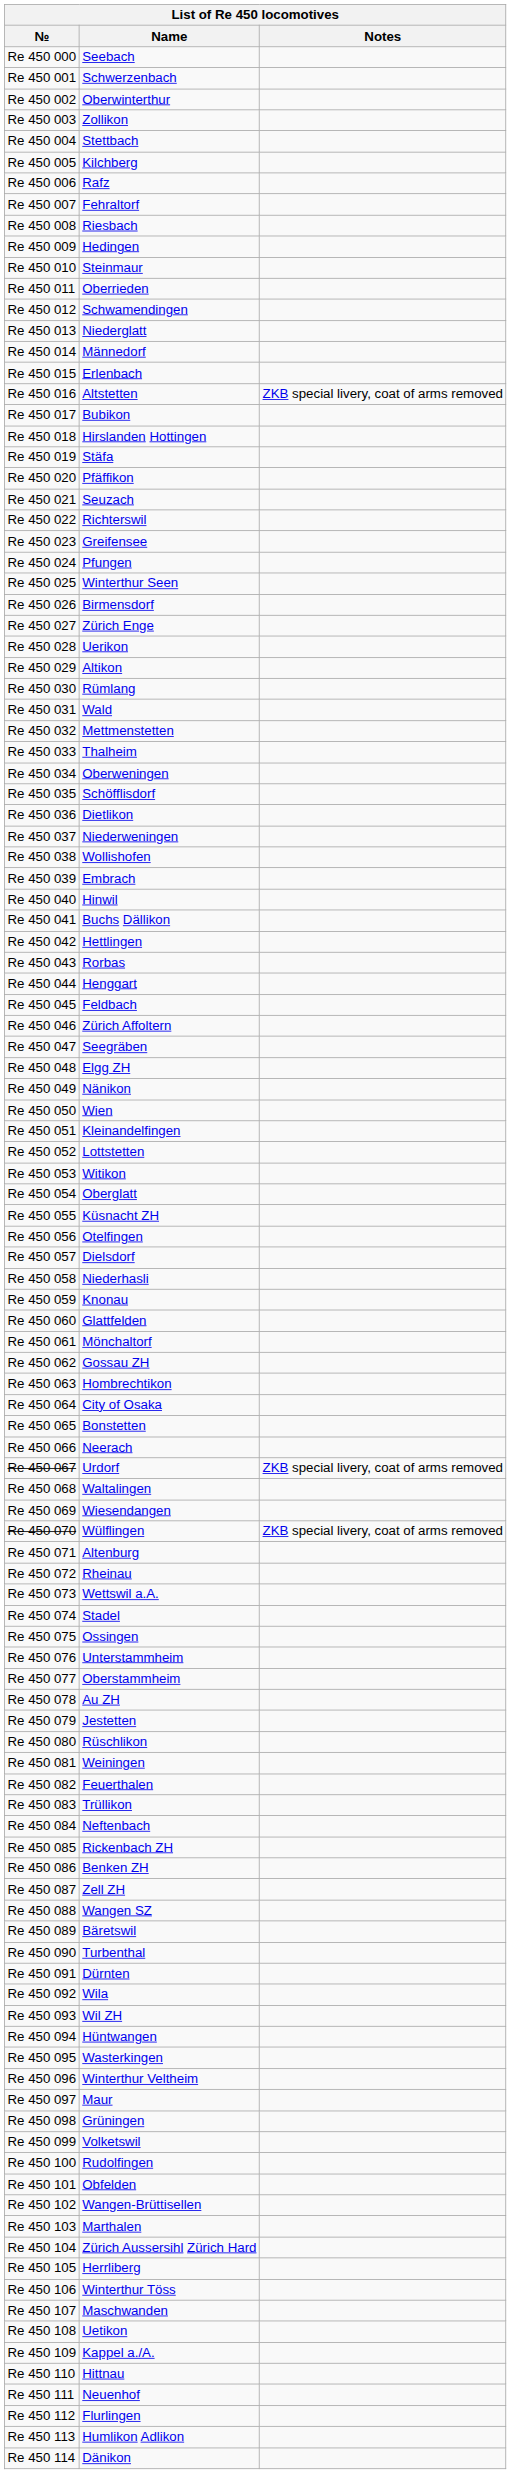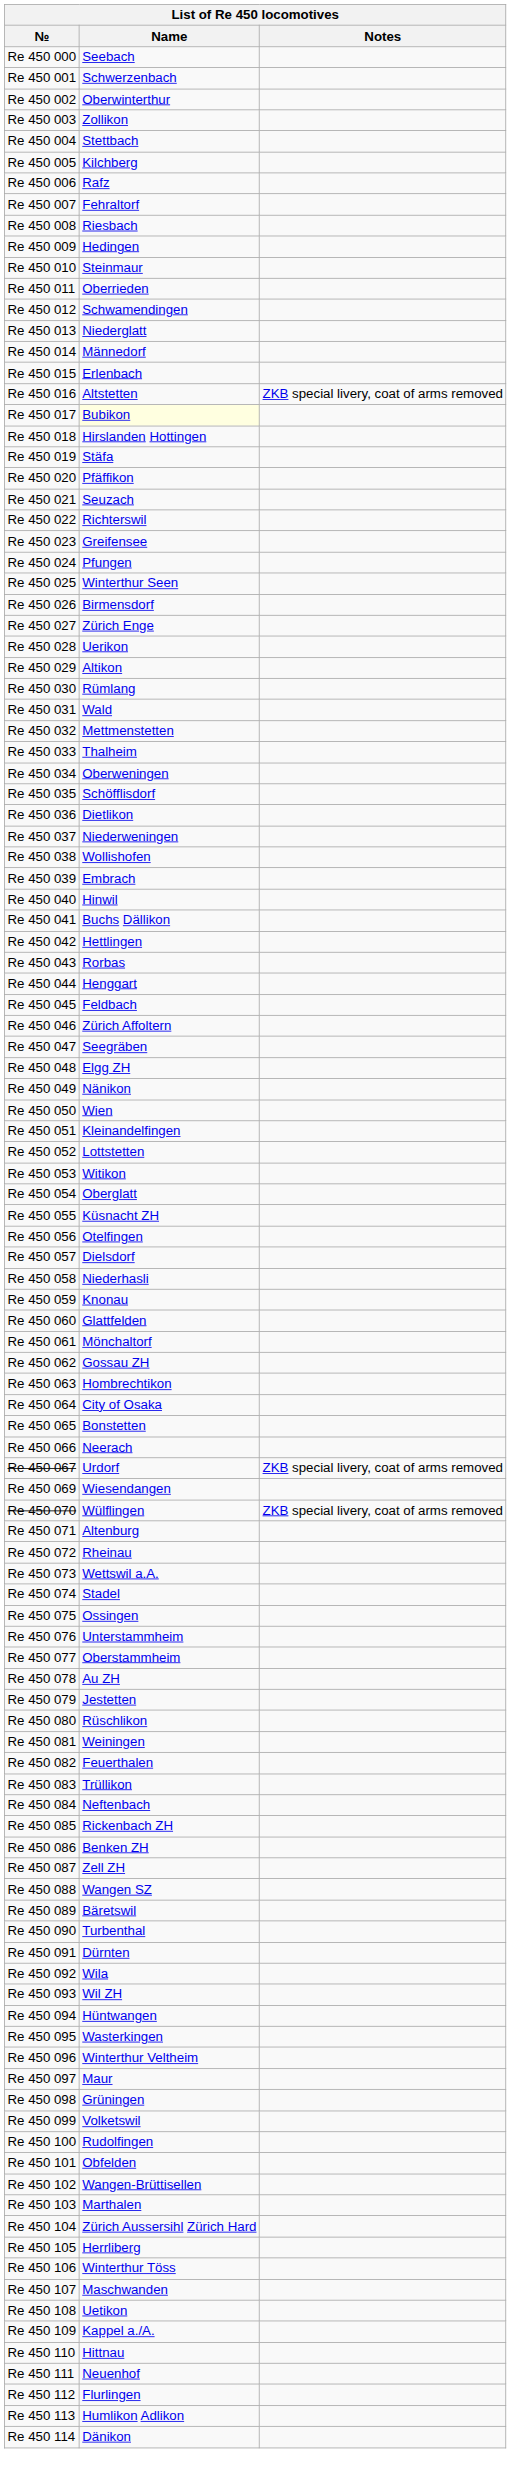(106, 415) no background -> (106, 415) lightyellow background
- row: (42, 1489)
